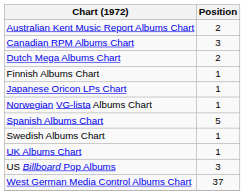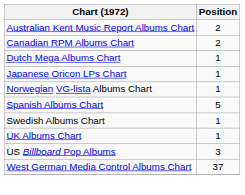(218, 43) 3 -> (218, 43) 2
(218, 58) 2 -> (218, 58) 1
- row: (53, 74)
